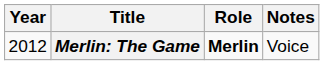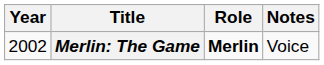(28, 45) 2012 -> (28, 45) 2002
